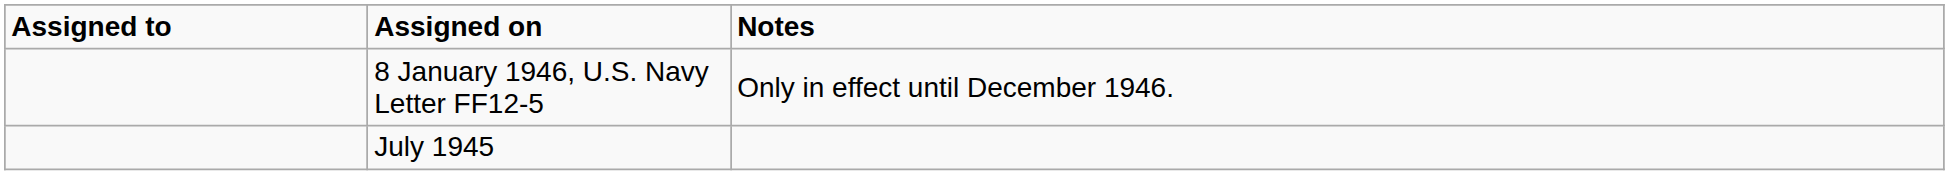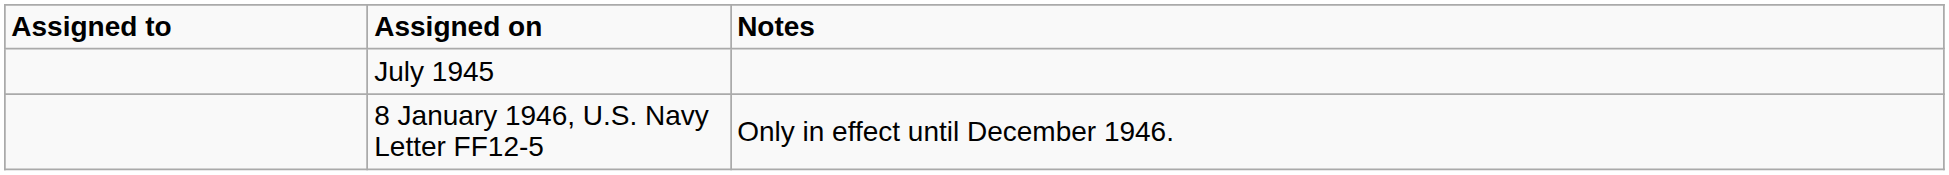rows swapped: (434, 147) <-> (542, 86)
